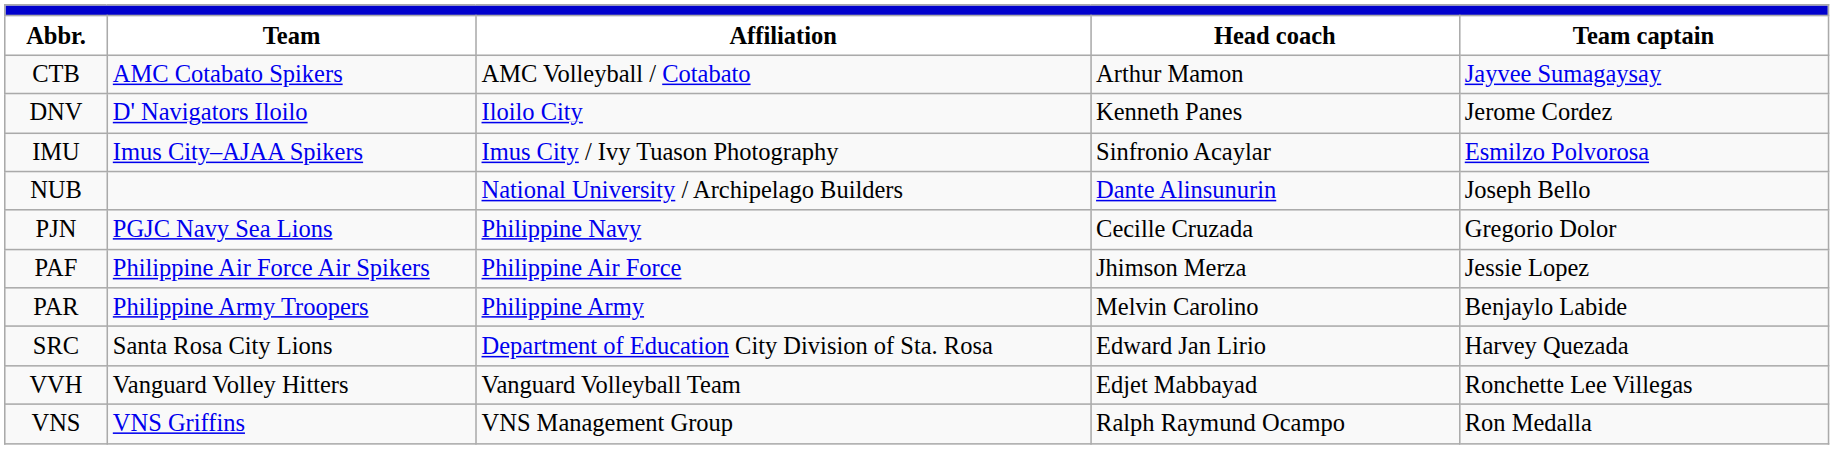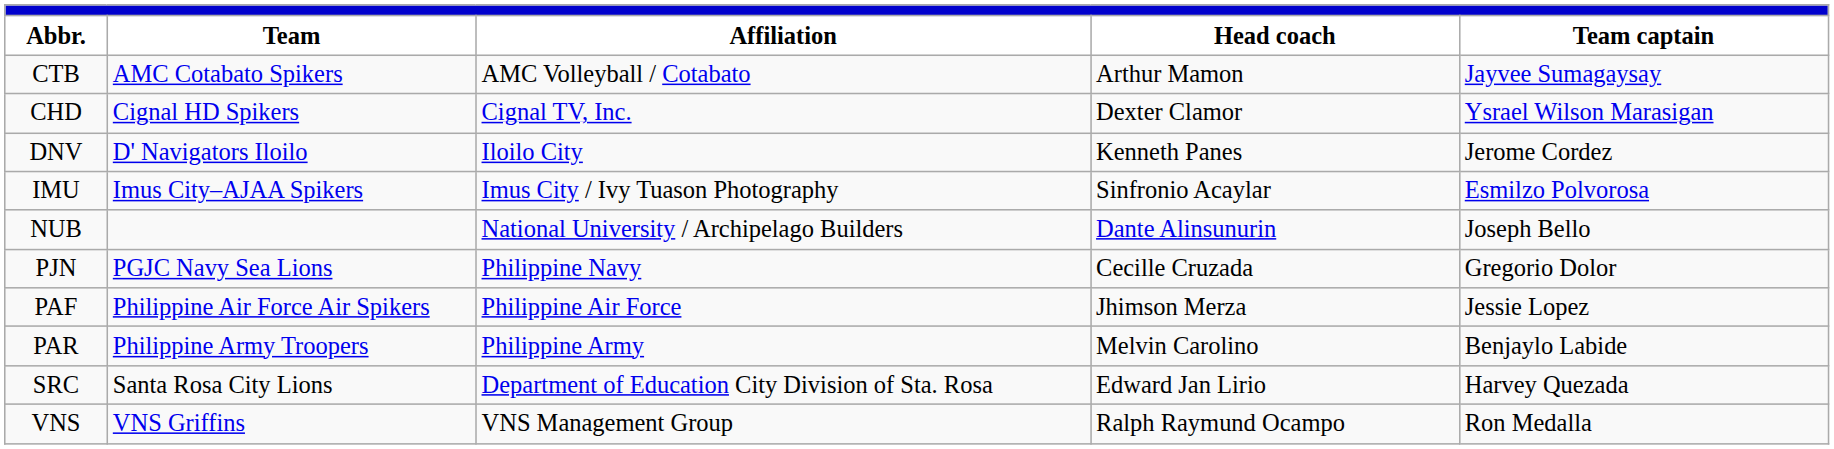+ row: (56, 112)
- row: (56, 384)
